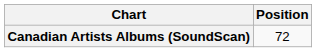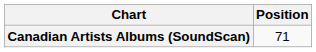(282, 36) 72 -> (282, 36) 71
